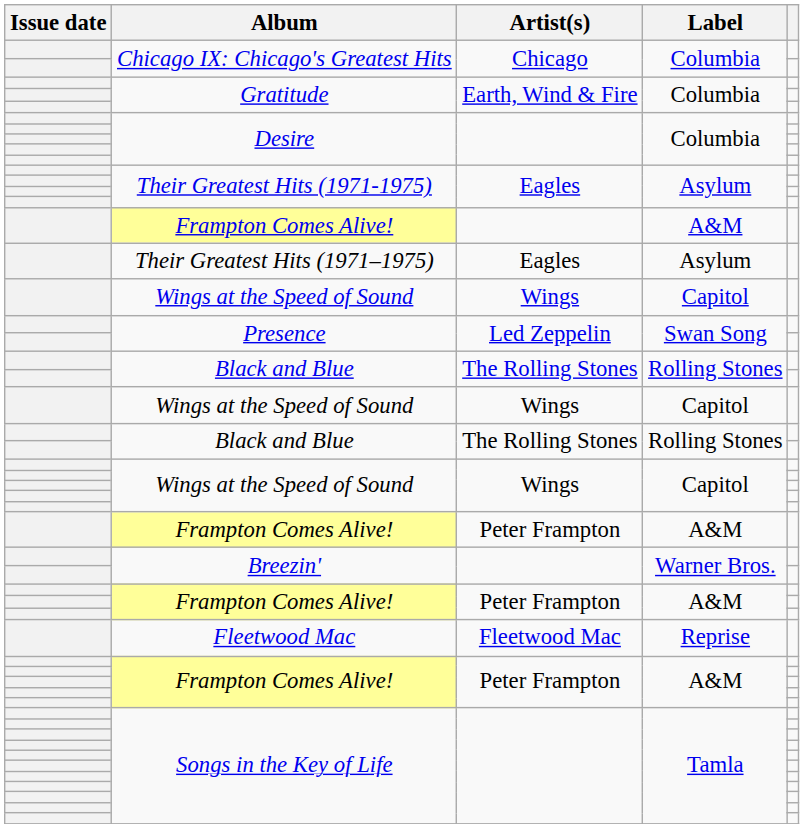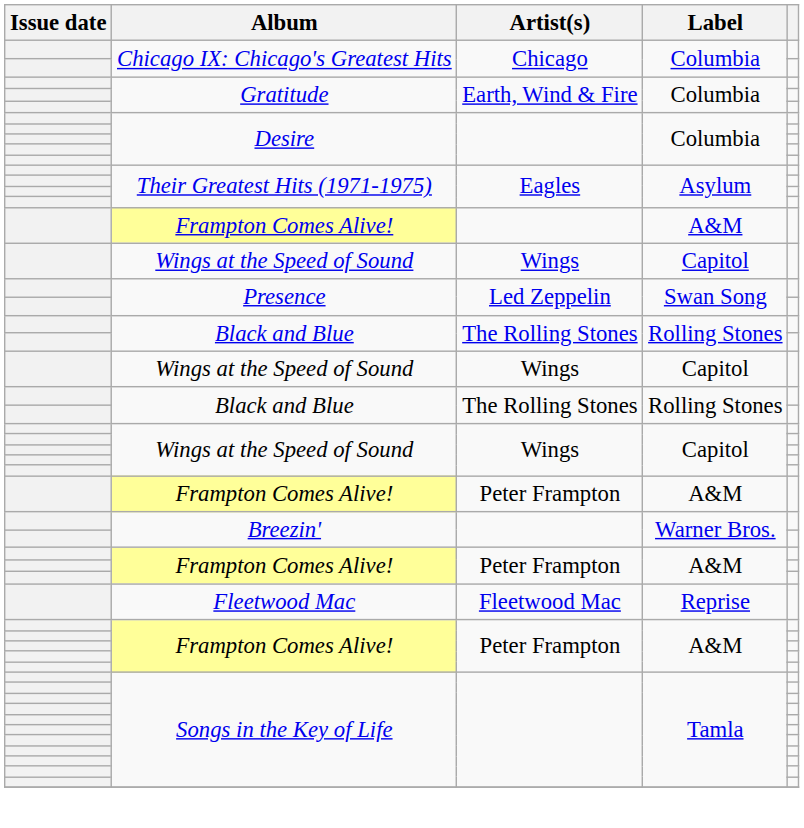- row: (284, 260)
